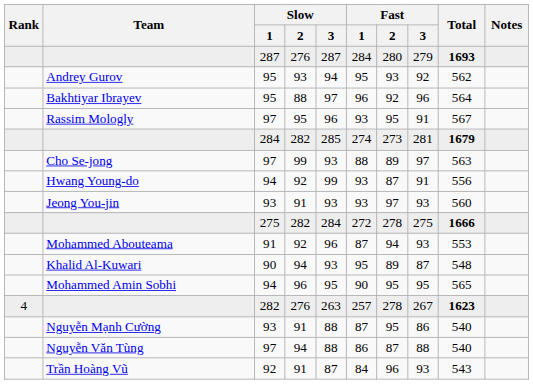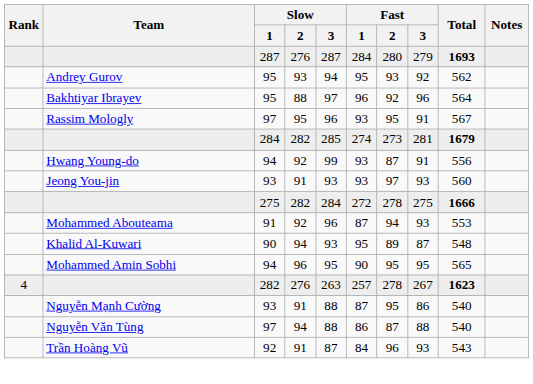- row: (79, 160)
